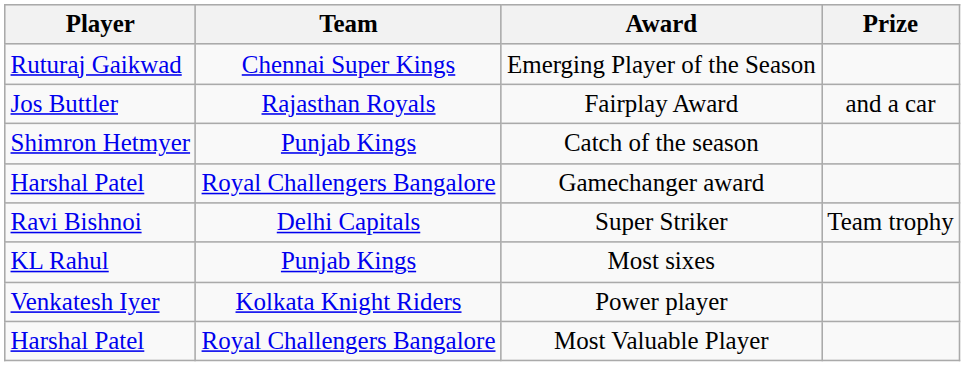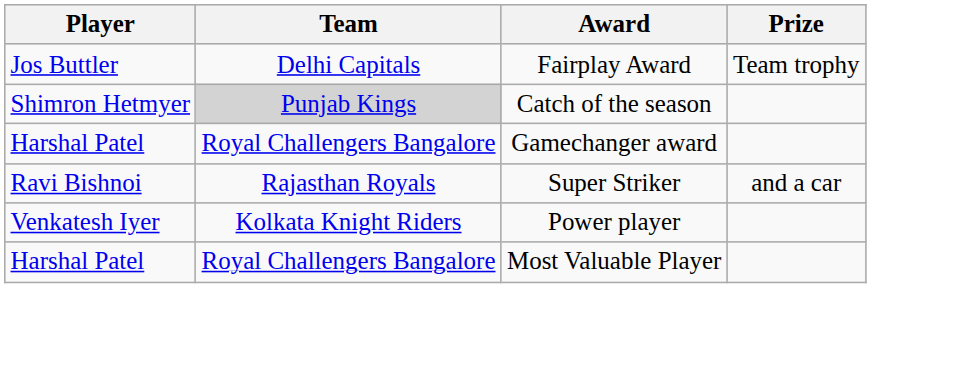- row: (661, 63)
(349, 103) Rajasthan Royals -> (349, 63) Delhi Capitals
(890, 103) and a car -> (796, 63) Team trophy
(349, 143) no background -> (349, 103) lightgrey background
(349, 222) Delhi Capitals -> (349, 182) Rajasthan Royals
(890, 222) Team trophy -> (796, 182) and a car
- row: (661, 261)
